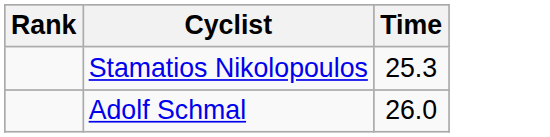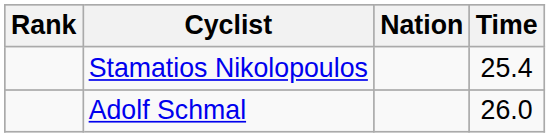+ column: (422, 25)
(411, 68) 25.3 -> (507, 68) 25.4
